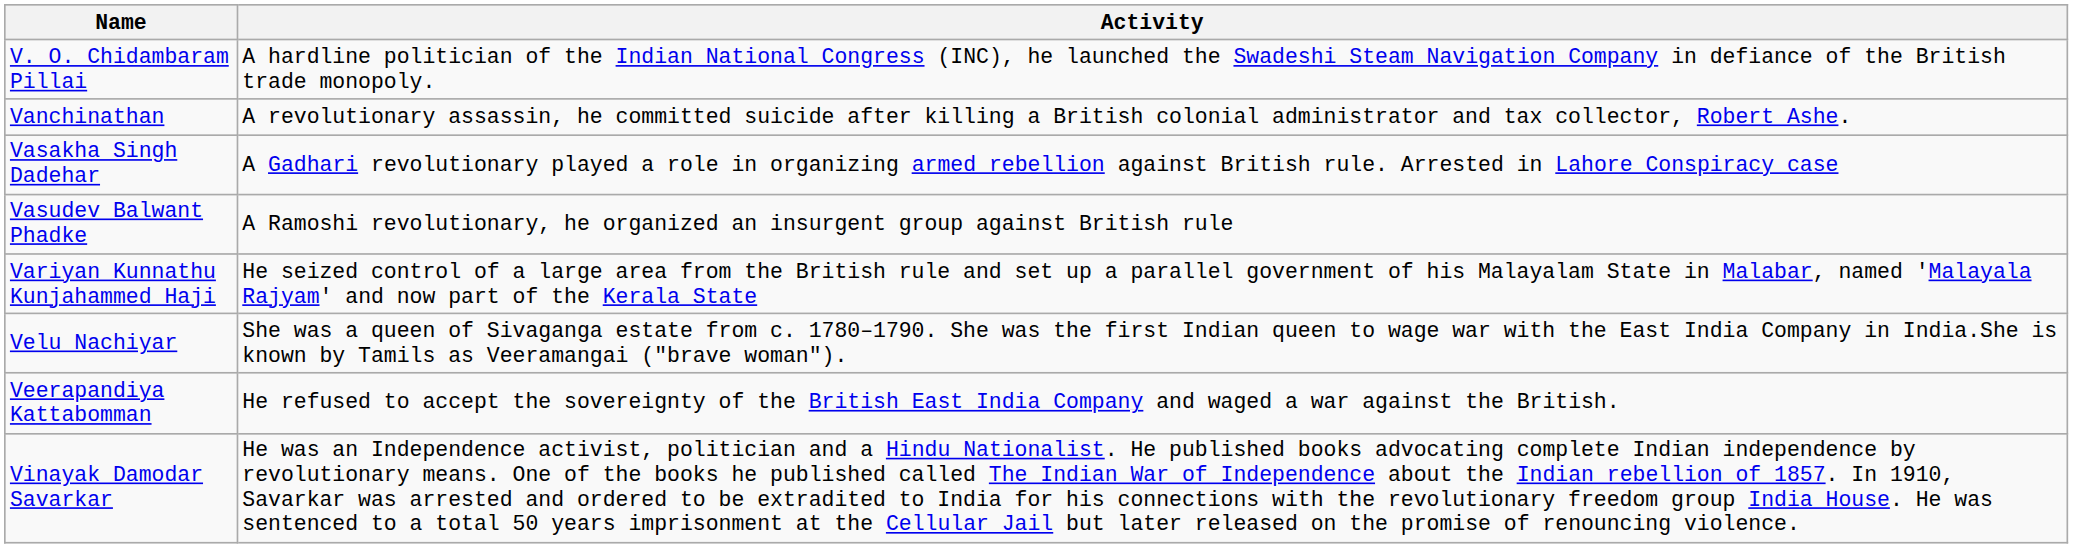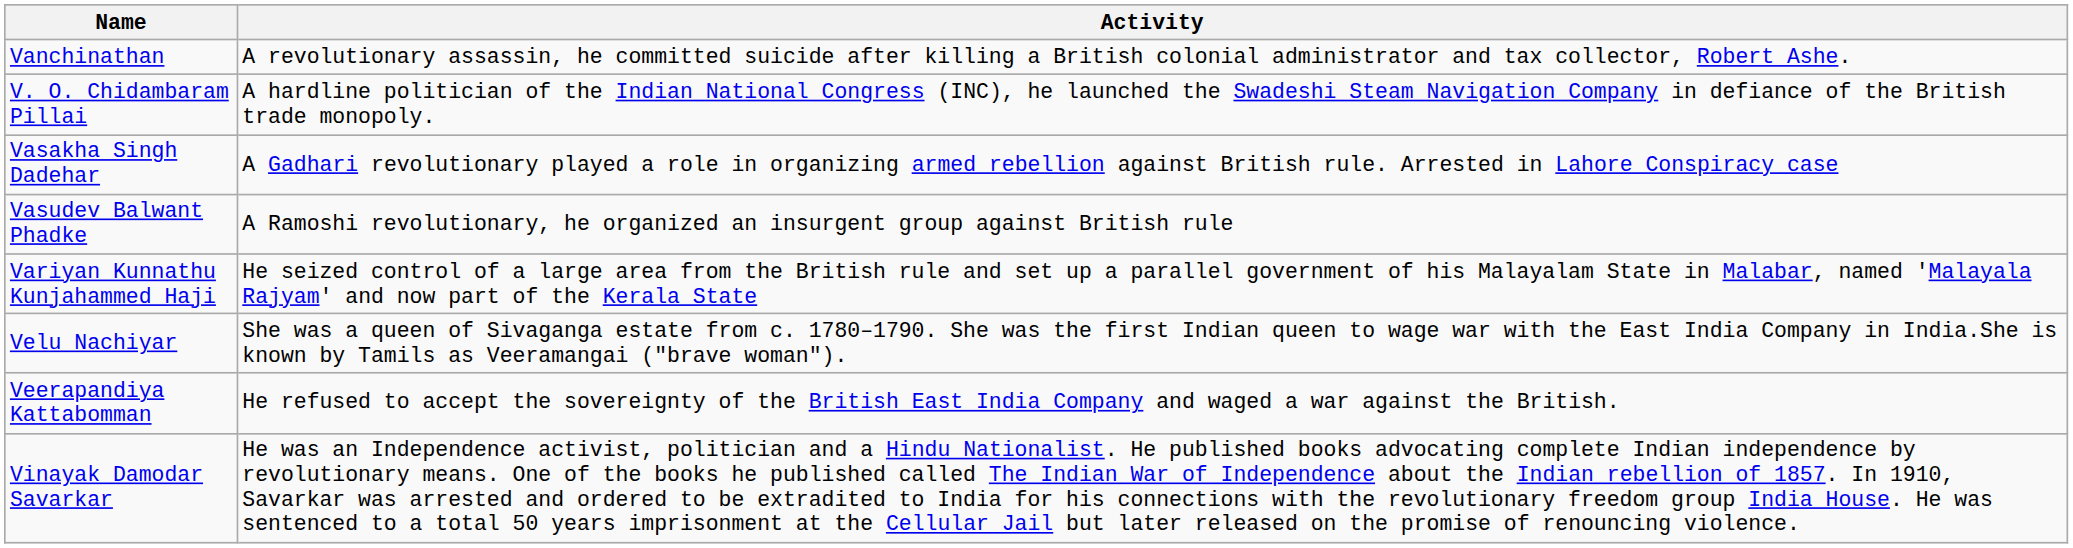rows swapped: (119, 70) <-> (87, 117)
